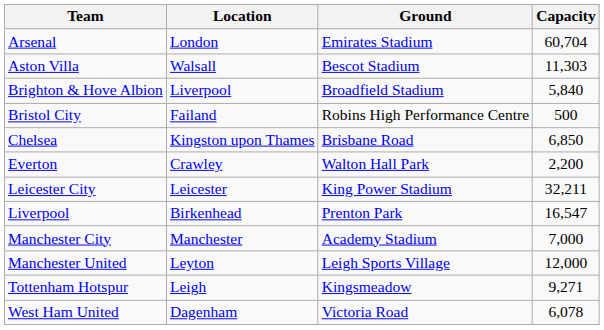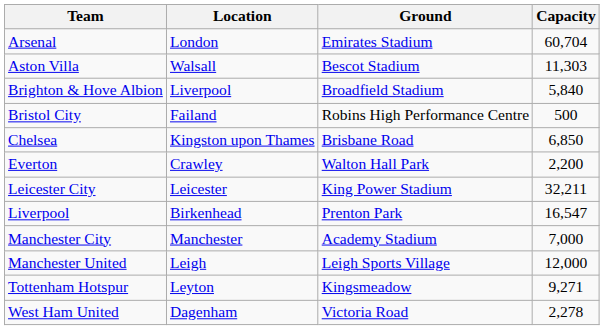(192, 262) Leyton -> (188, 262) Leigh
(188, 287) Leigh -> (192, 287) Leyton
(566, 312) 6,078 -> (566, 312) 2,278
